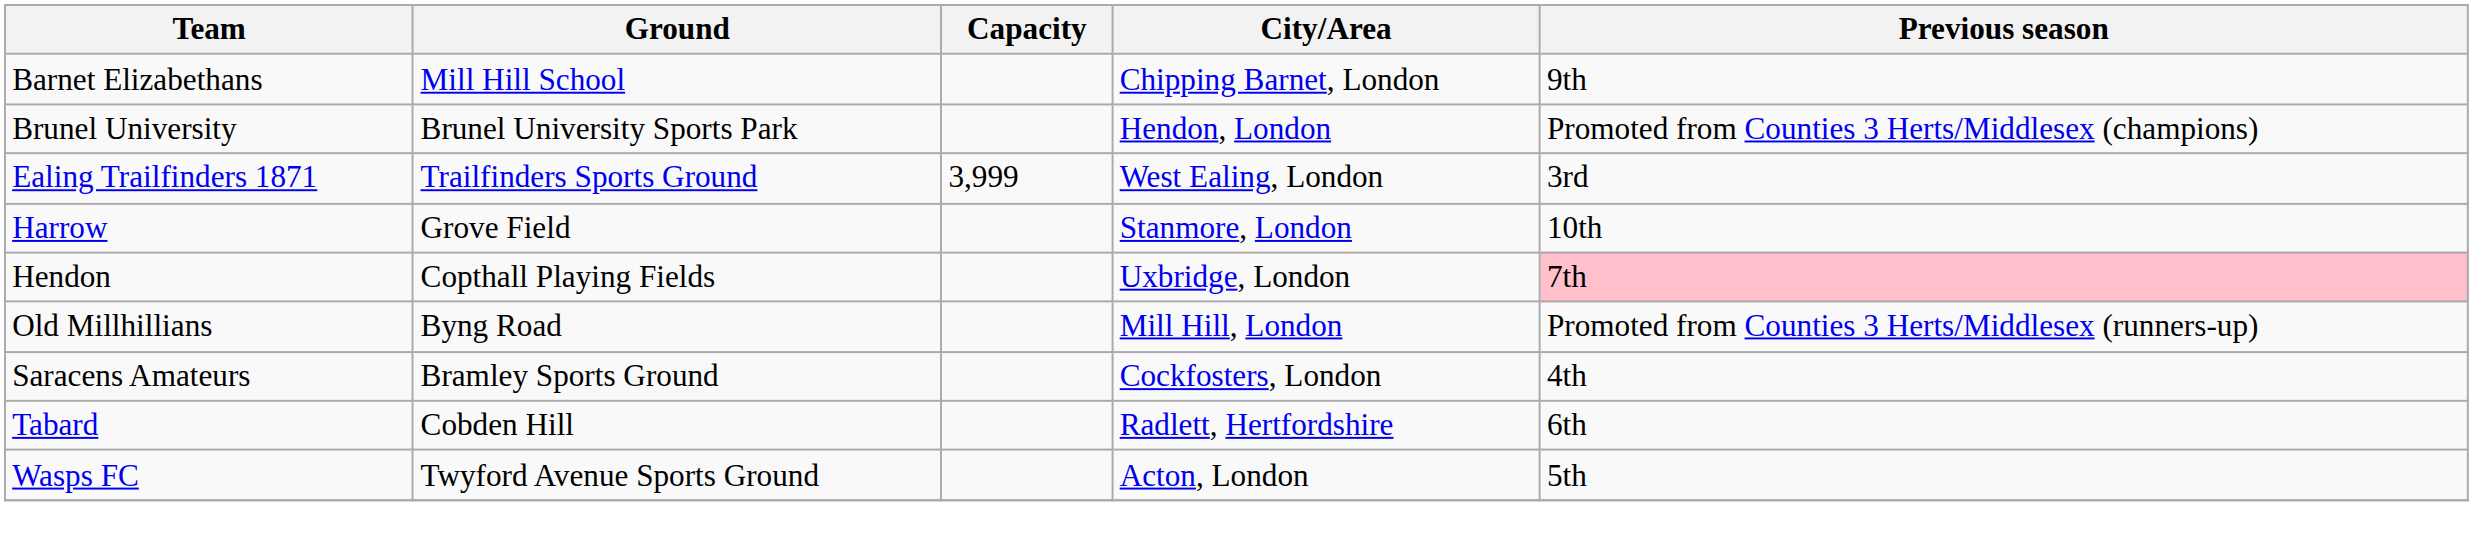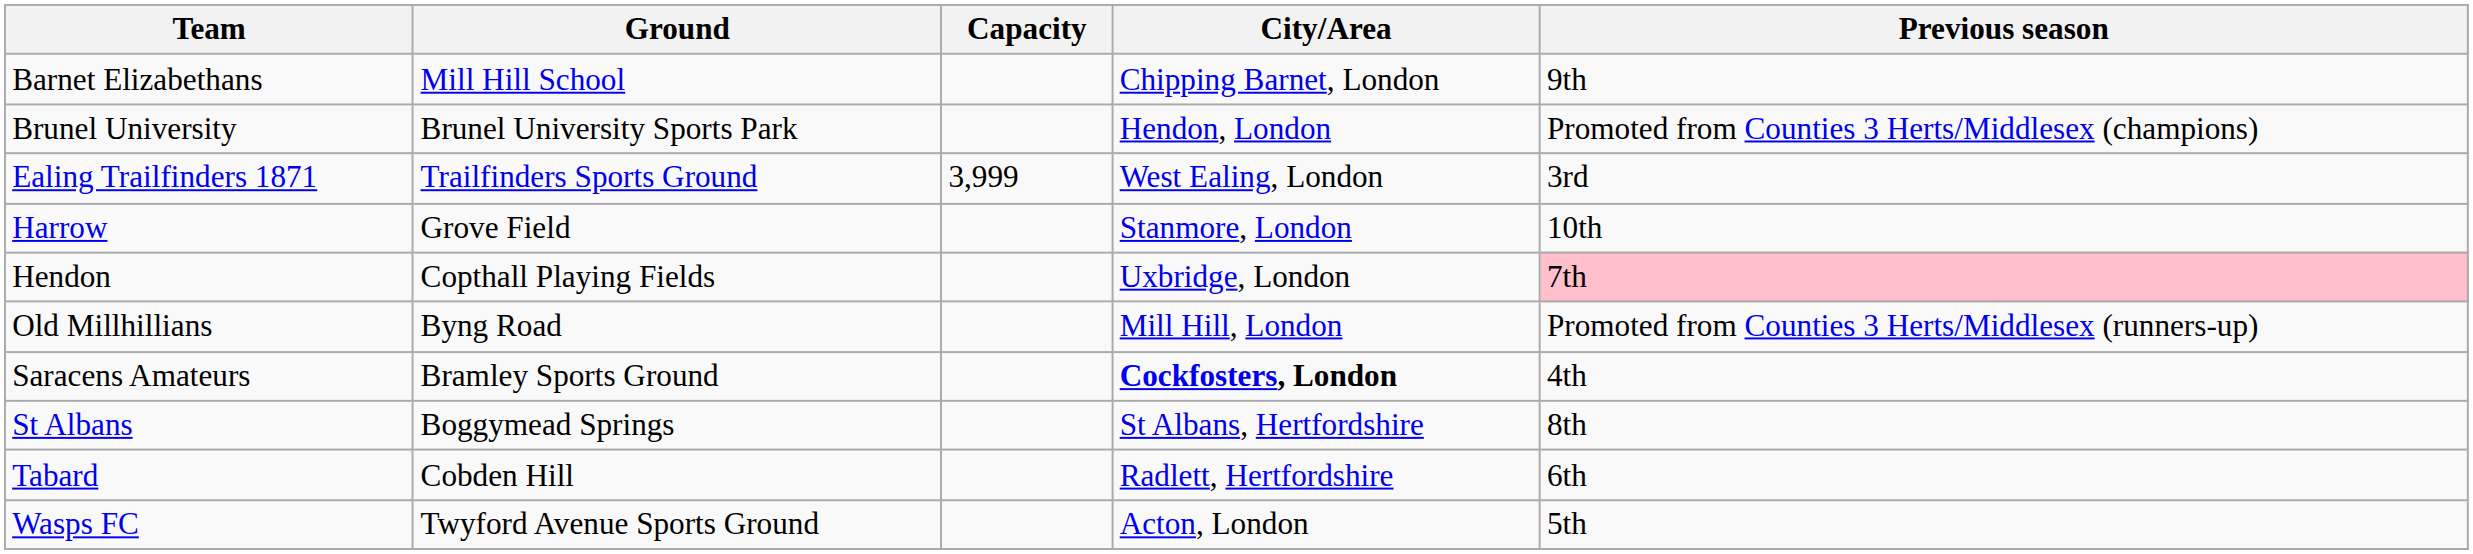(1251, 375) normal -> (1258, 375) bold
+ row: (72, 425)
